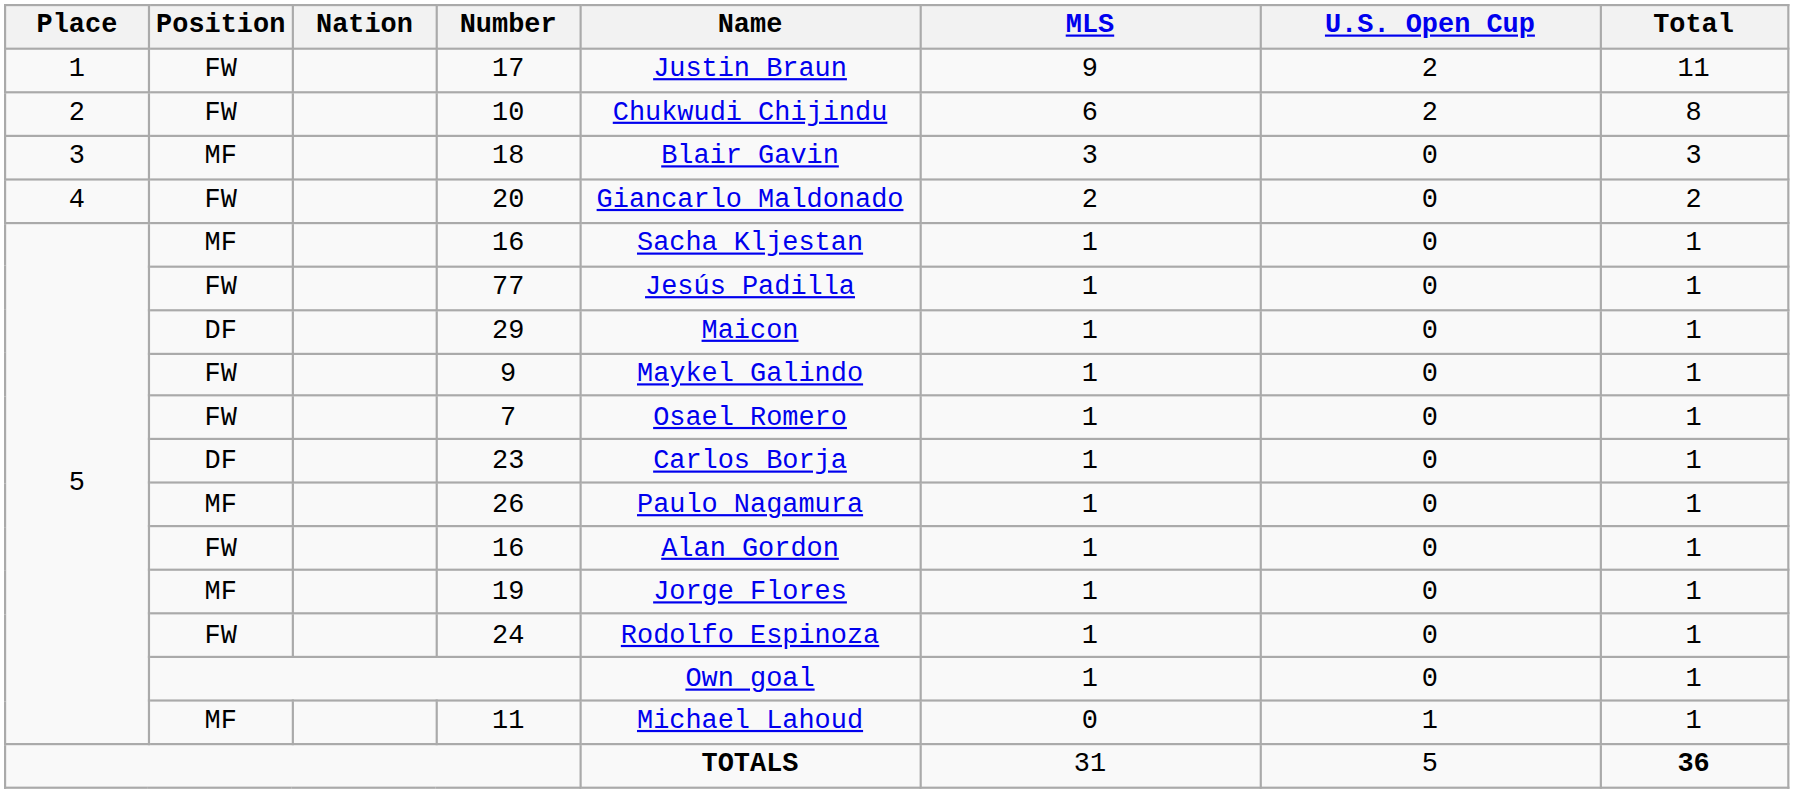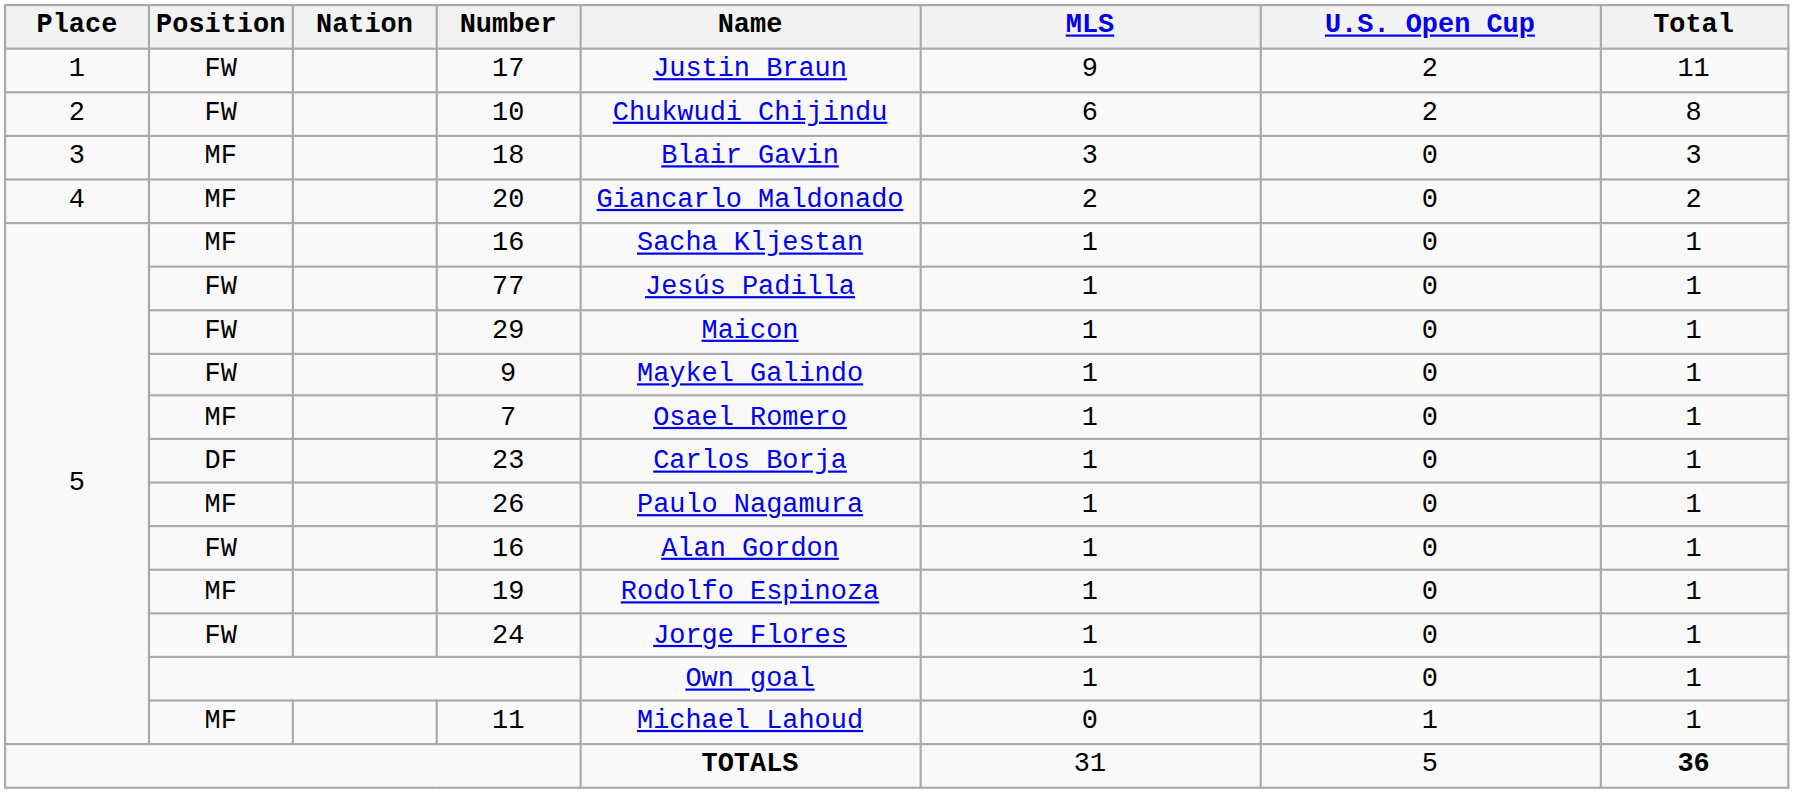(221, 201) FW -> (221, 201) MF
(221, 331) DF -> (221, 331) FW
(221, 418) FW -> (221, 418) MF
(750, 592) Jorge Flores -> (750, 592) Rodolfo Espinoza
(750, 636) Rodolfo Espinoza -> (750, 636) Jorge Flores
